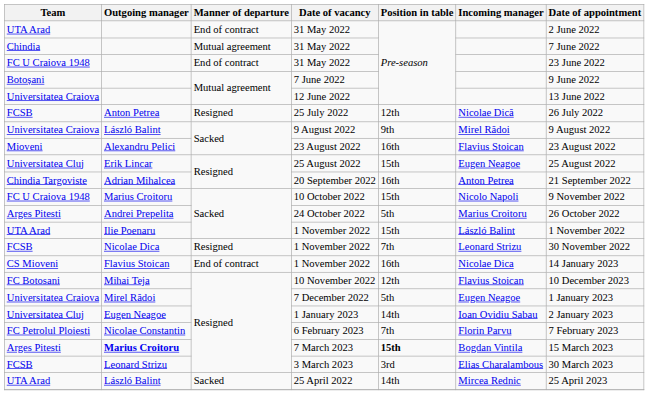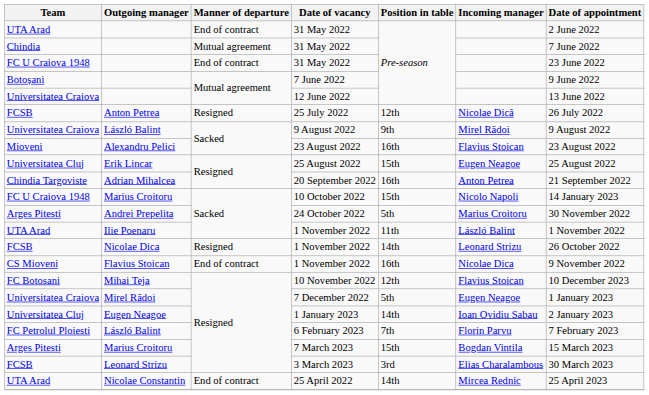(587, 197) 9 November 2022 -> (583, 197) 14 January 2023
(584, 213) 26 October 2022 -> (589, 213) 30 November 2022
(390, 230) 15th -> (390, 230) 11th
(387, 247) 7th -> (390, 247) 14th
(589, 247) 30 November 2022 -> (584, 247) 26 October 2022
(583, 264) 14 January 2023 -> (587, 264) 9 November 2022
(145, 331) Nicolae Constantin -> (132, 331) László Balint
(142, 347) bold -> (138, 347) normal
(391, 347) bold -> (390, 347) normal
(132, 381) László Balint -> (145, 381) Nicolae Constantin
(209, 381) Sacked -> (226, 381) End of contract
